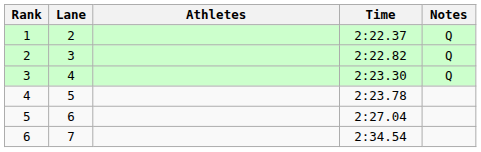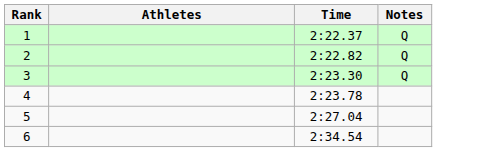- column: (71, 15)
